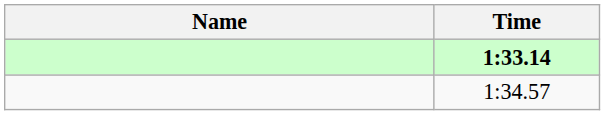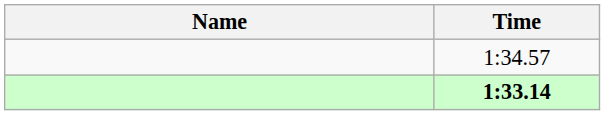rows swapped: (517, 57) <-> (517, 92)
